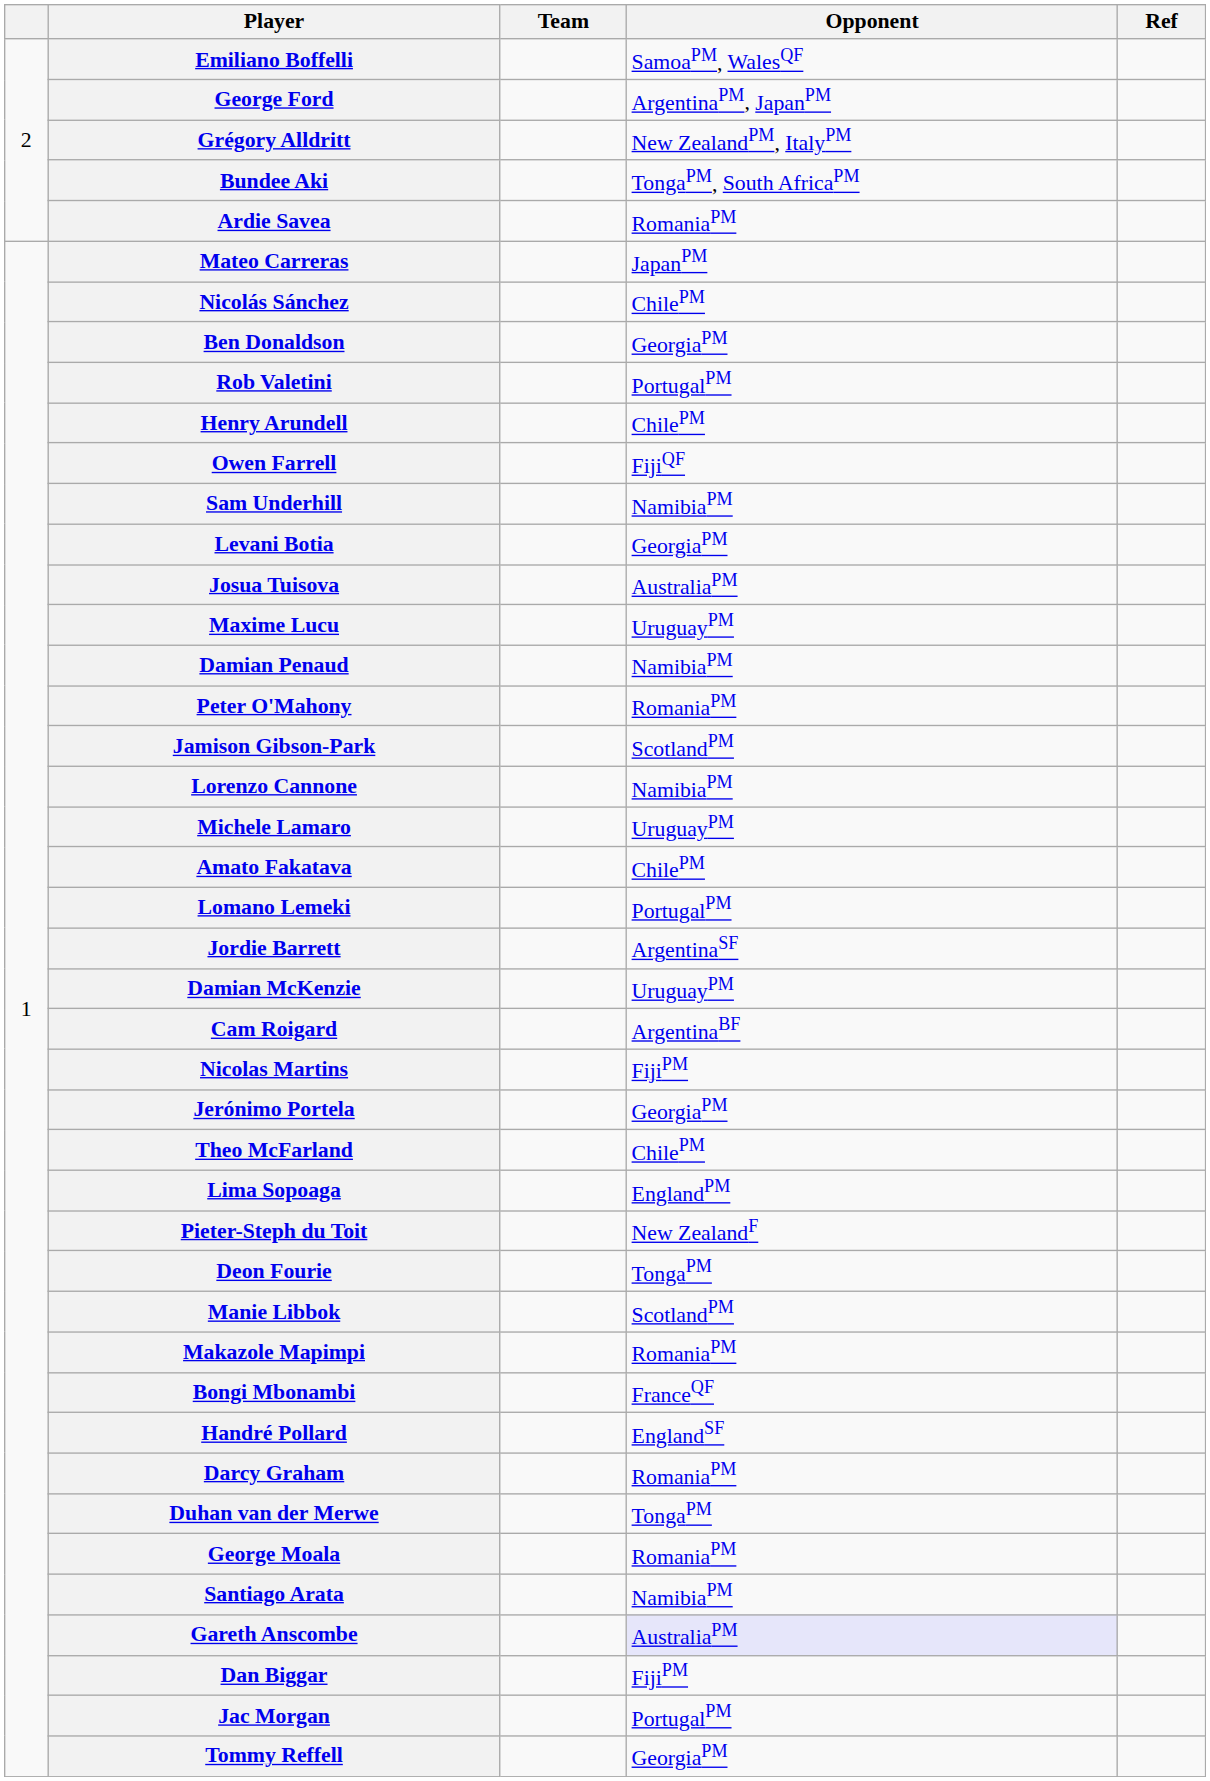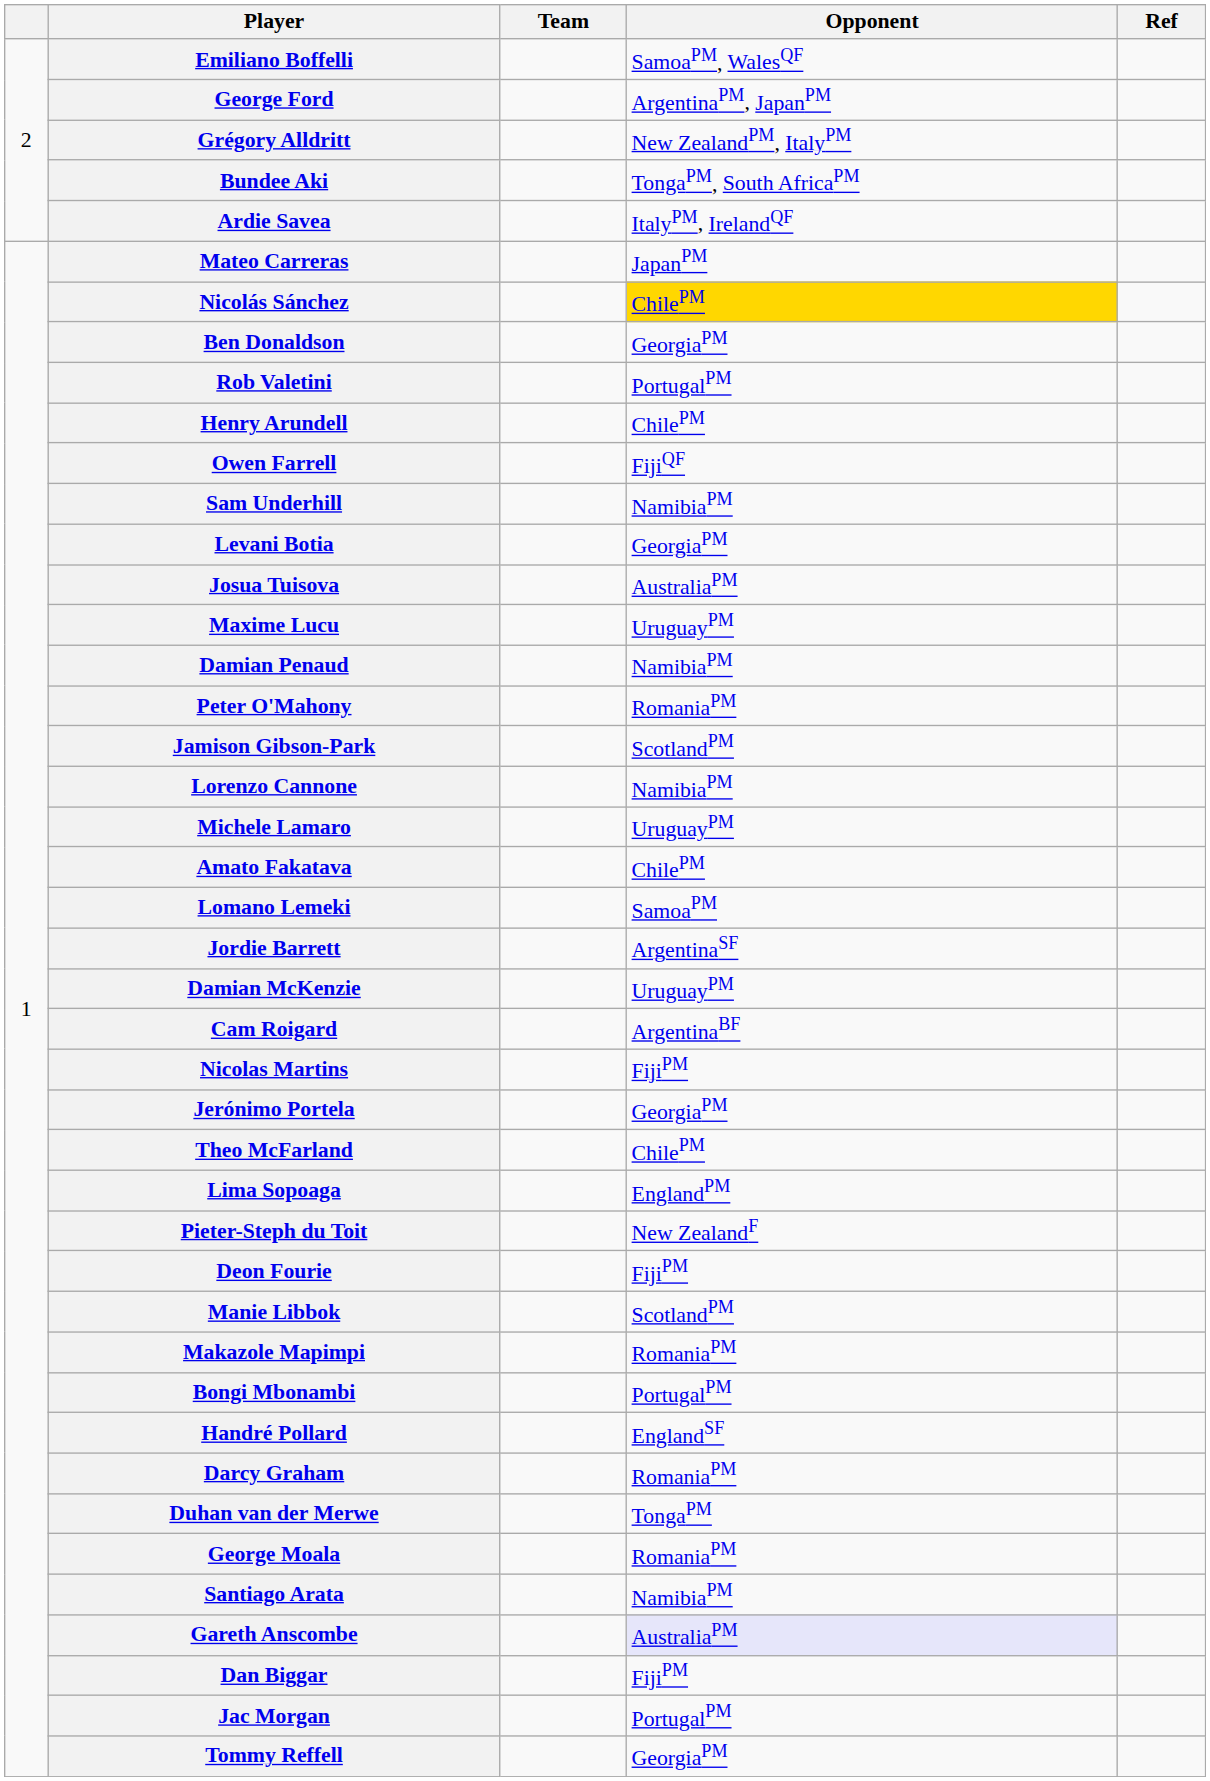(684, 220) RomaniaPM -> (712, 220) ItalyPM, IrelandQF
(668, 301) no background -> (668, 301) gold background
(682, 907) PortugalPM -> (674, 907) SamoaPM
(672, 1271) TongaPM -> (660, 1271) FijiPM
(673, 1392) FranceQF -> (682, 1392) PortugalPM
